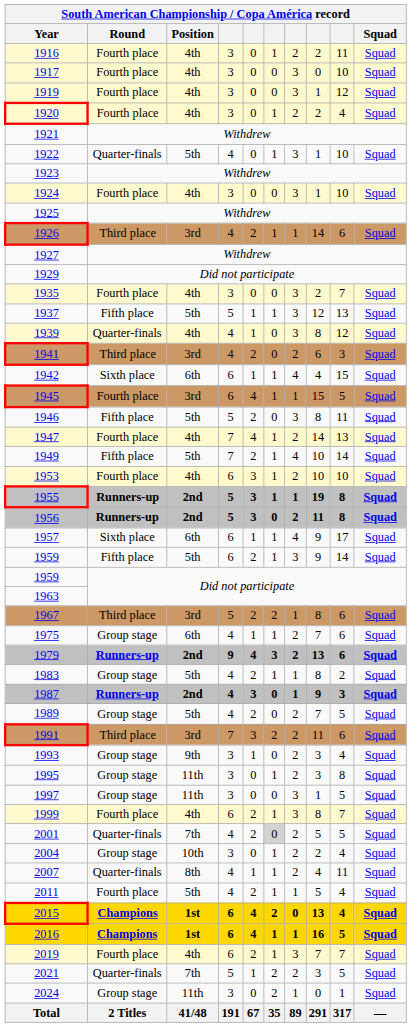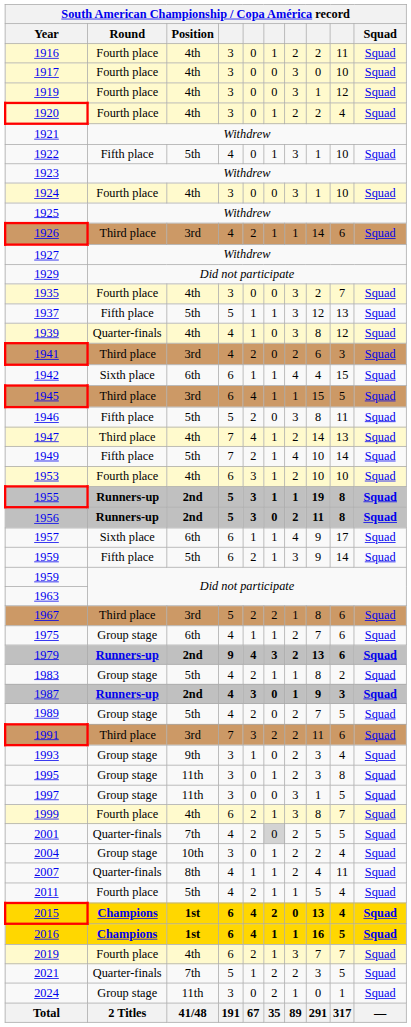(127, 154) Quarter-finals -> (127, 154) Fifth place
(128, 396) Fourth place -> (128, 396) Third place
(127, 436) Fourth place -> (127, 436) Third place
